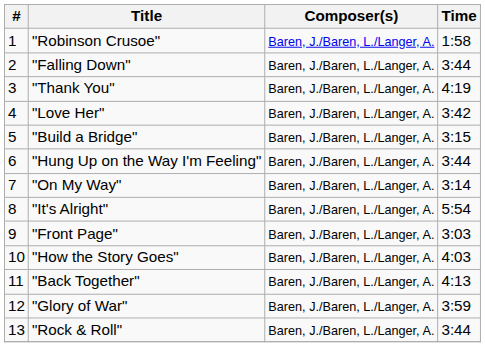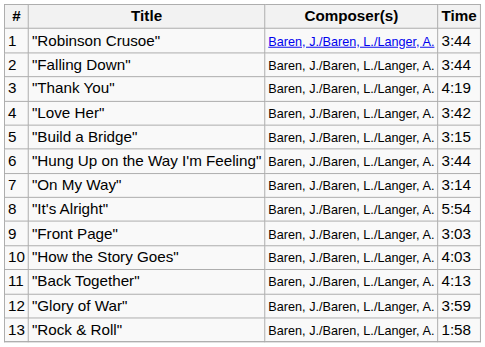(456, 40) 1:58 -> (456, 40) 3:44
(456, 329) 3:44 -> (456, 329) 1:58
